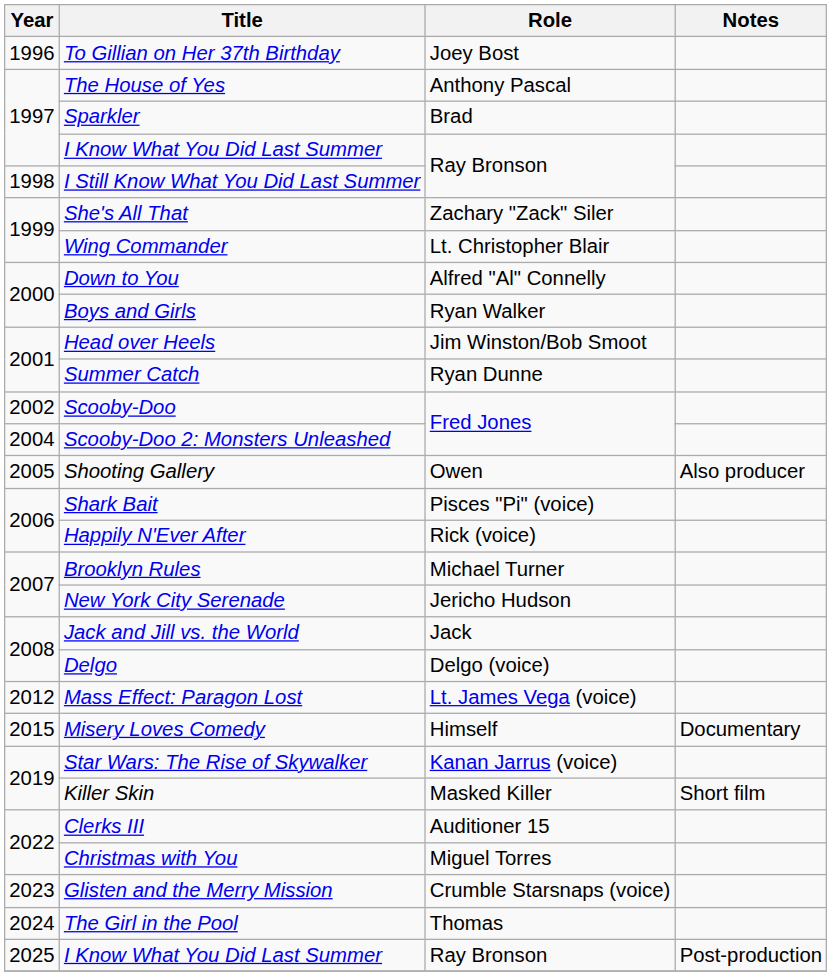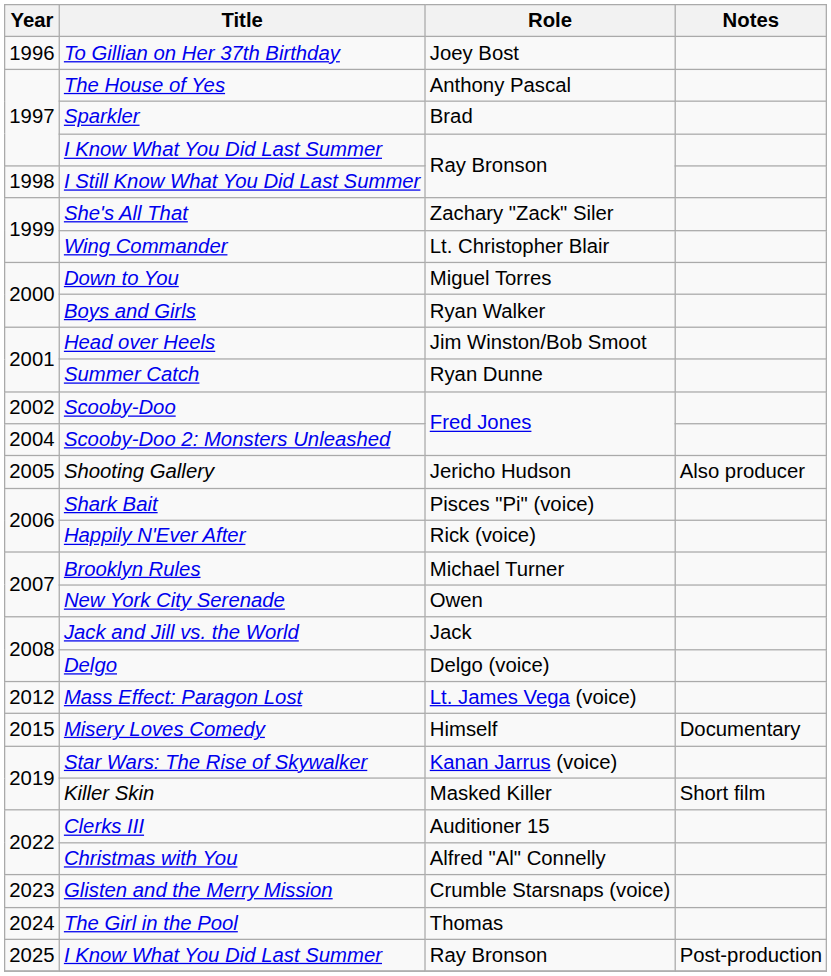(518, 278) Alfred "Al" Connelly -> (491, 278) Miguel Torres
(456, 471) Owen -> (500, 471) Jericho Hudson
(500, 600) Jericho Hudson -> (456, 600) Owen
(491, 858) Miguel Torres -> (518, 858) Alfred "Al" Connelly
